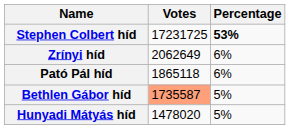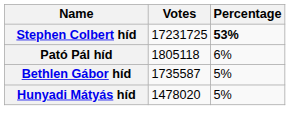- row: (76, 54)
(176, 74) 1865118 -> (176, 54) 1805118
(176, 94) lightsalmon background -> (176, 74) no background
